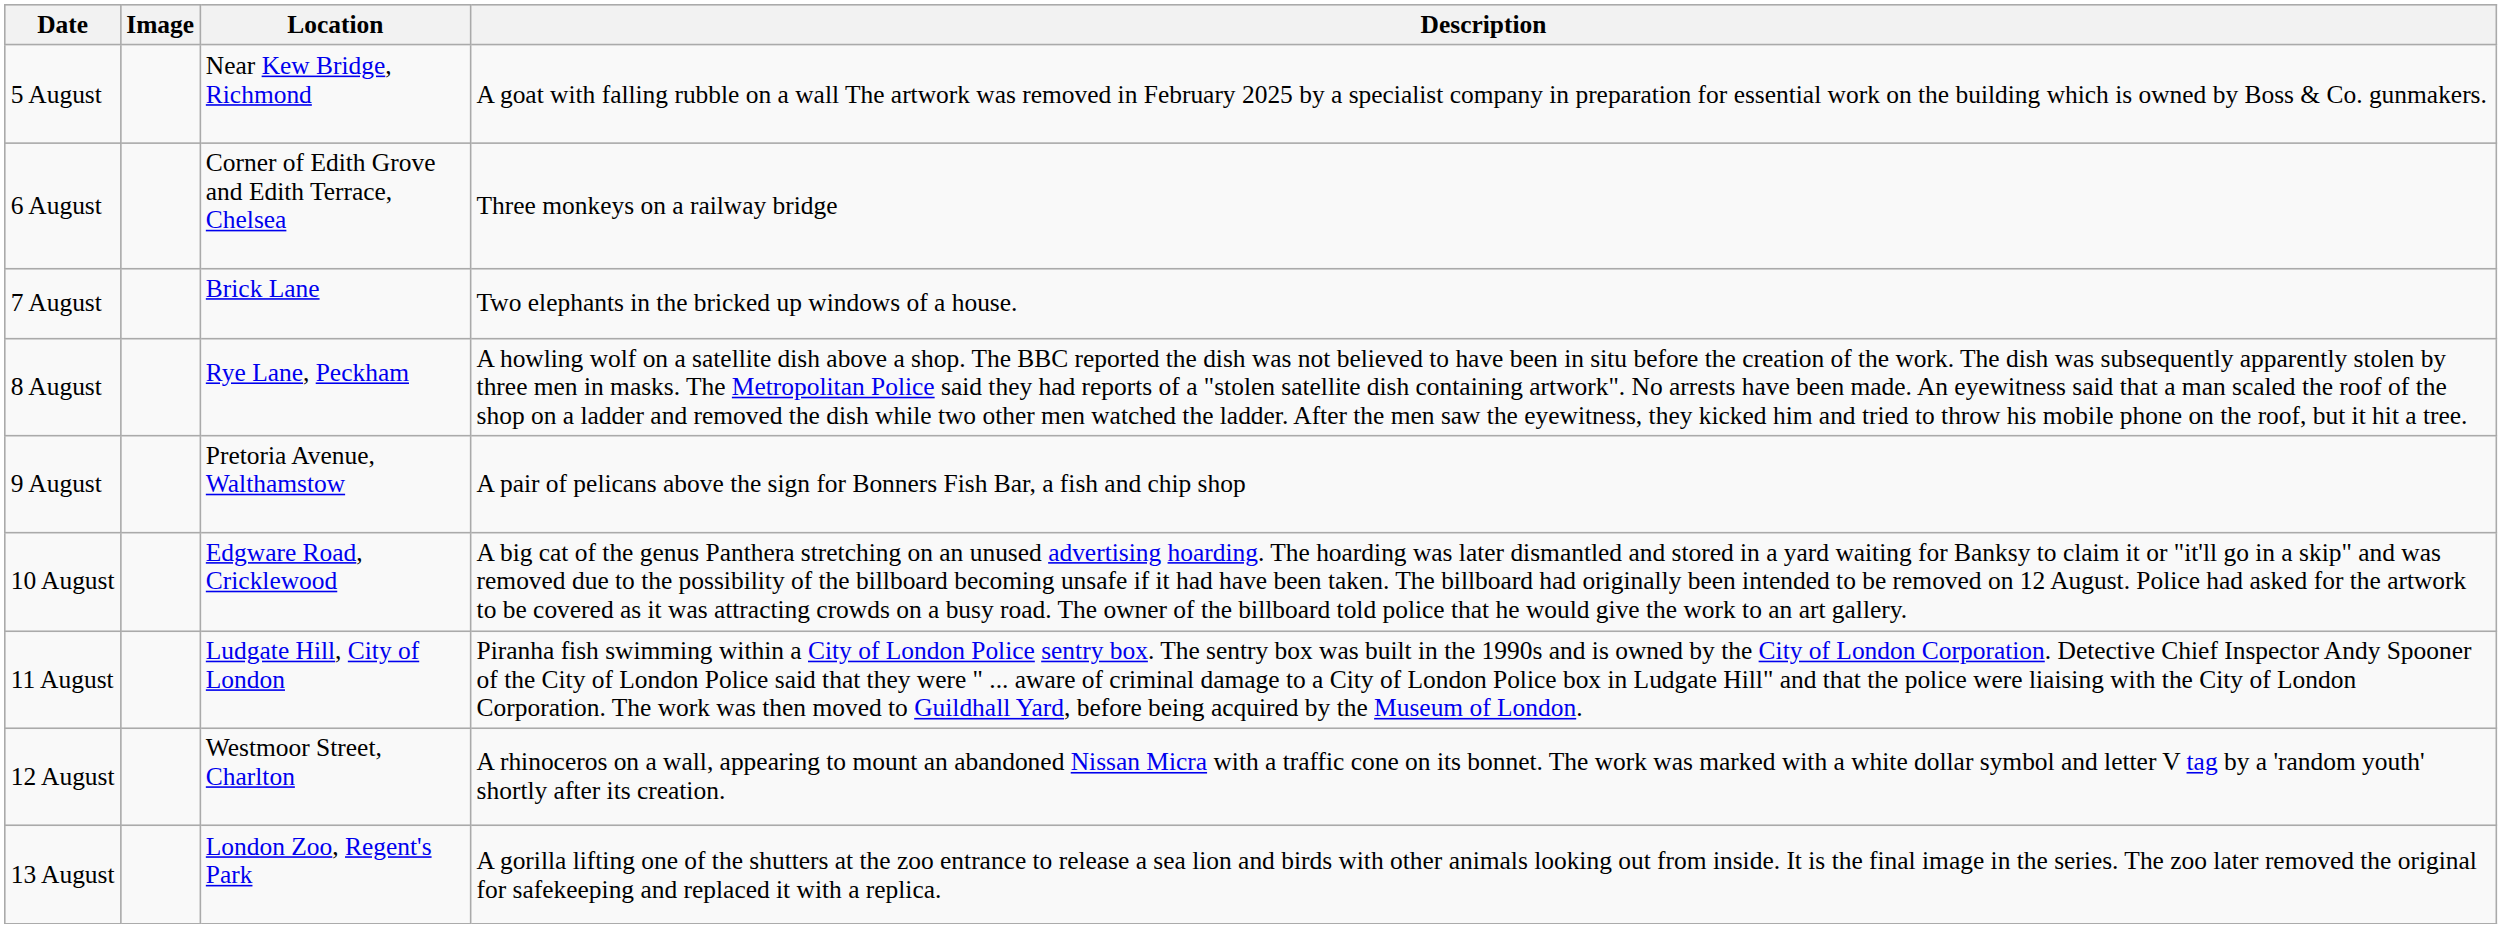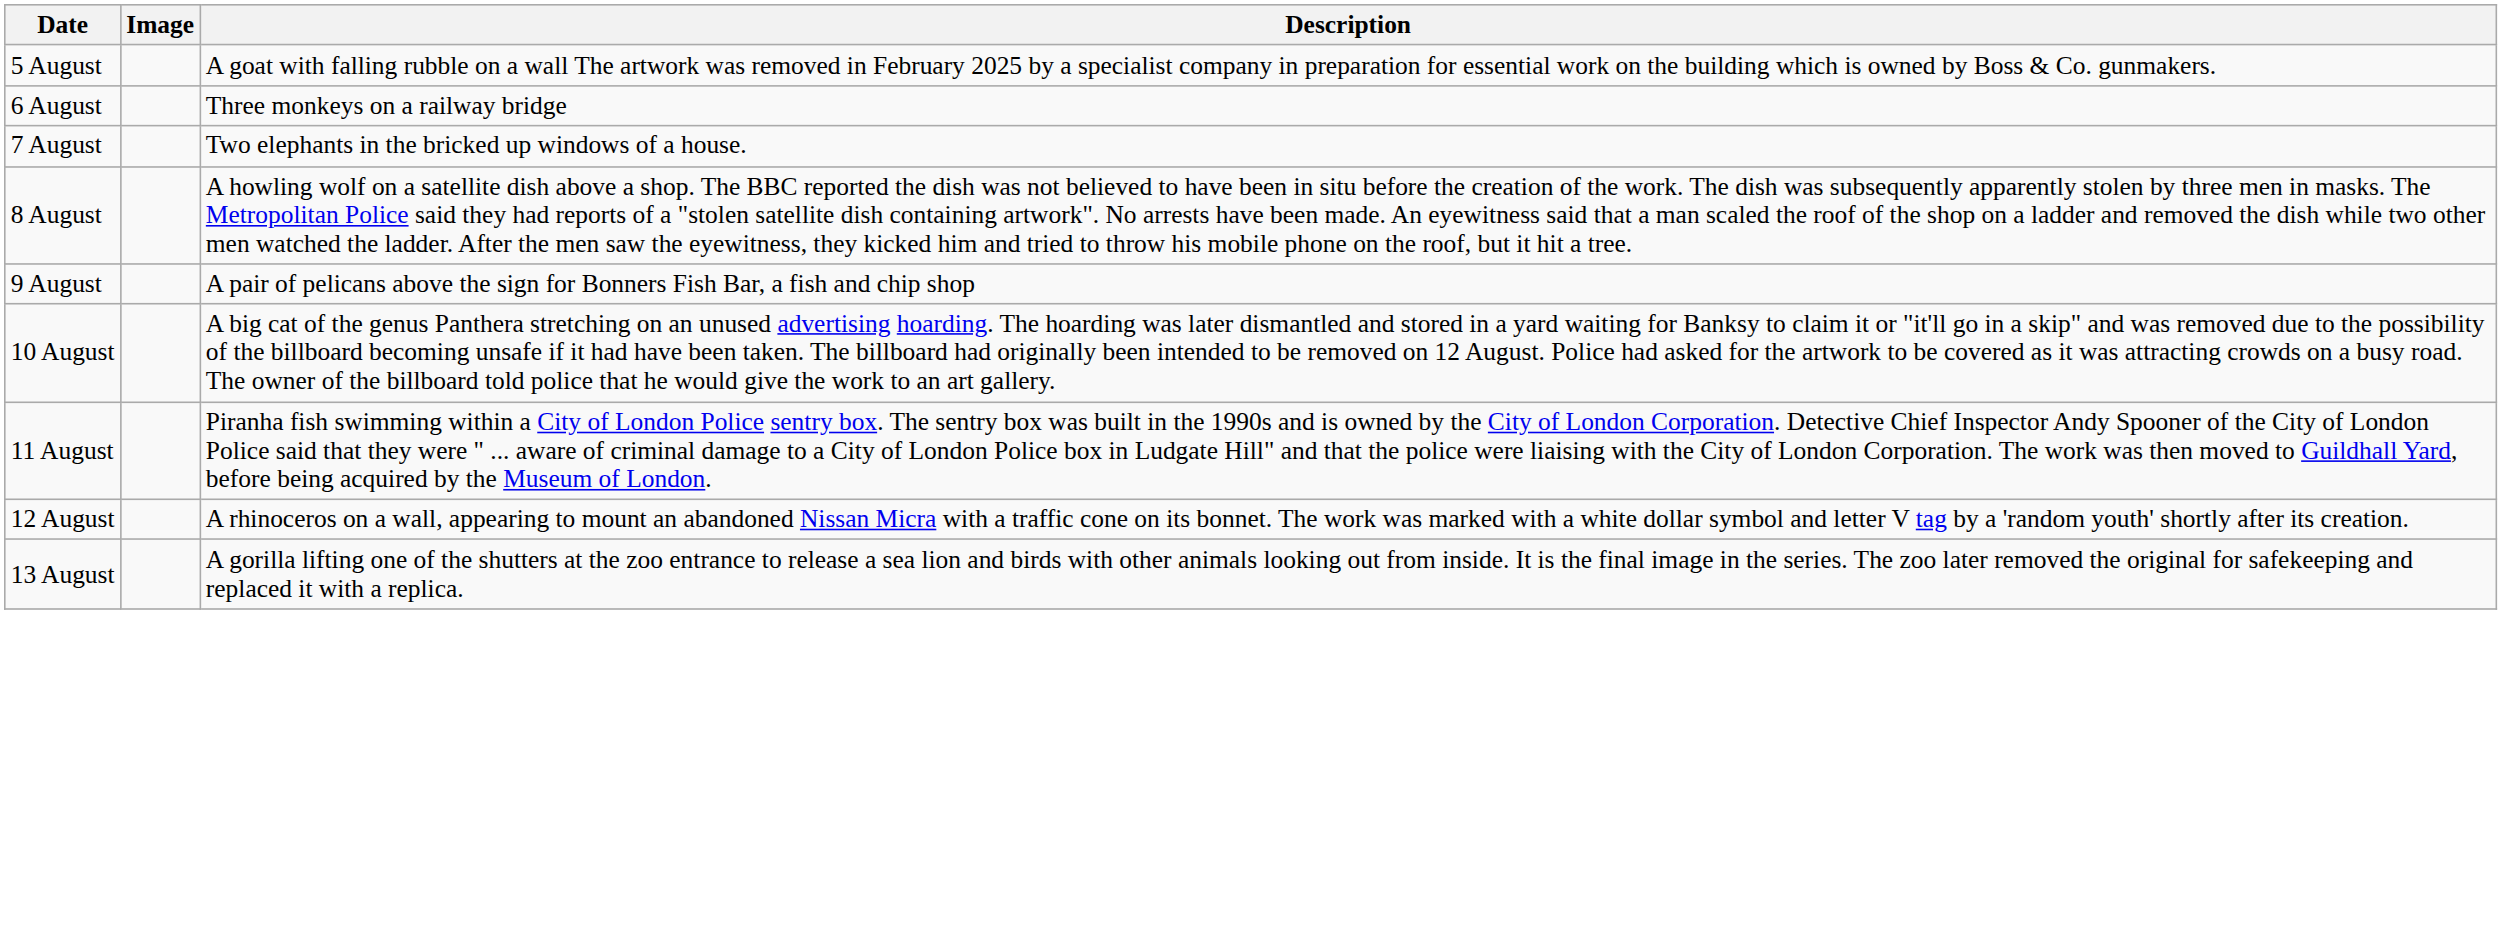- column: (335, 24)
